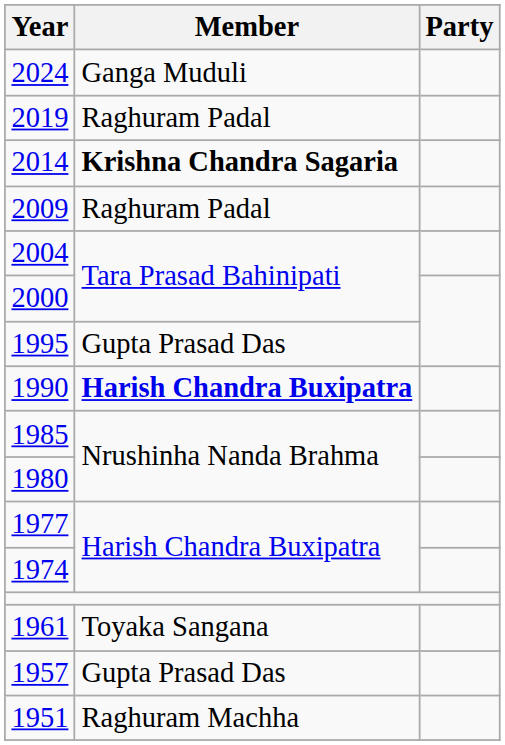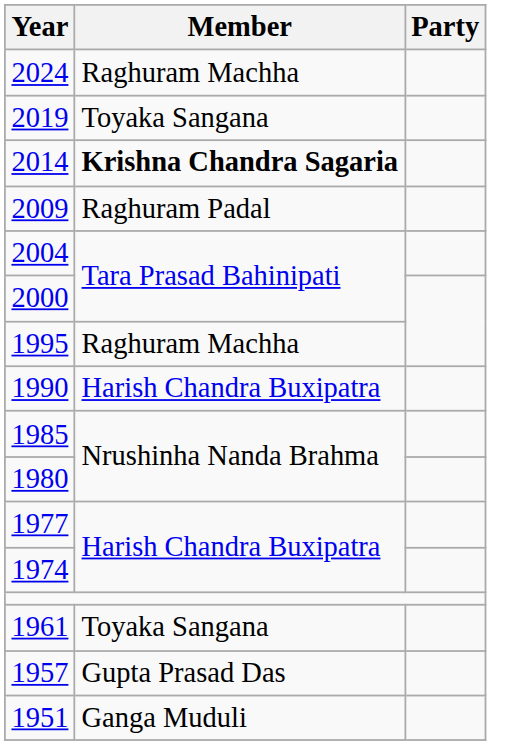(164, 72) Ganga Muduli -> (190, 72) Raghuram Machha
(176, 117) Raghuram Padal -> (175, 117) Toyaka Sangana
(184, 343) Gupta Prasad Das -> (190, 343) Raghuram Machha
(247, 388) bold -> (231, 388) normal
(190, 717) Raghuram Machha -> (164, 717) Ganga Muduli
